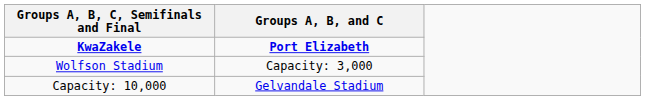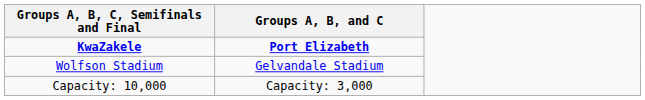(319, 66) Capacity: 3,000 -> (319, 66) Gelvandale Stadium
(319, 86) Gelvandale Stadium -> (319, 86) Capacity: 3,000
